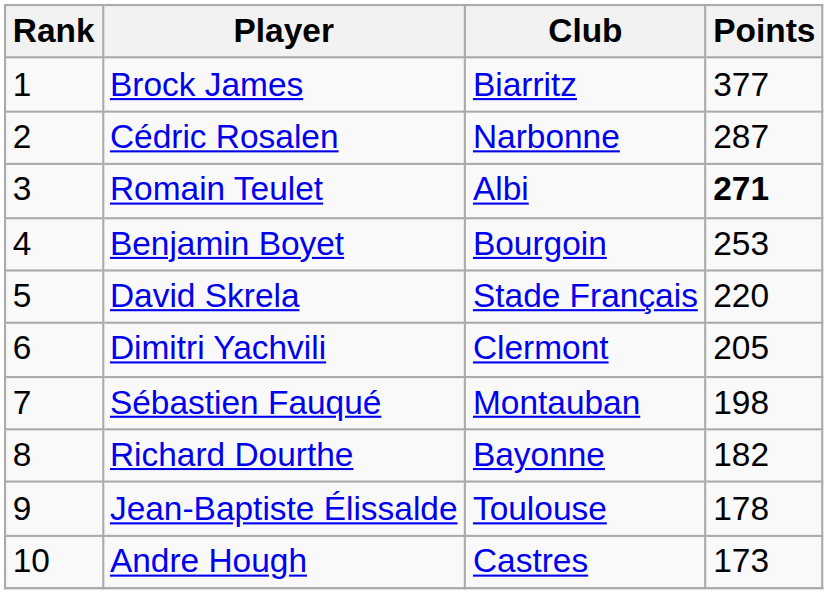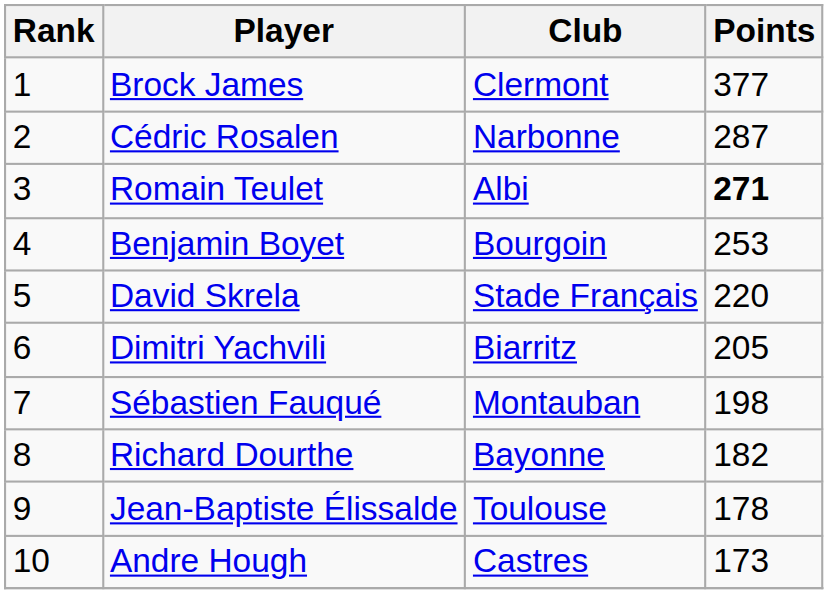(525, 84) Biarritz -> (541, 84) Clermont
(541, 349) Clermont -> (525, 349) Biarritz
